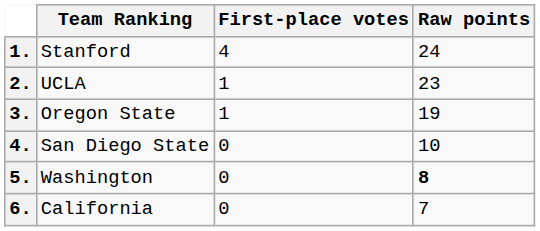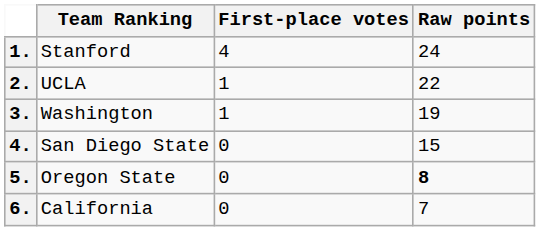(429, 83) 23 -> (429, 83) 22
(108, 115) Oregon State -> (97, 115) Washington
(429, 146) 10 -> (429, 146) 15
(97, 177) Washington -> (108, 177) Oregon State
